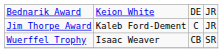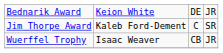(211, 26) JR -> (211, 26) SR
(211, 40) SR -> (211, 40) JR
